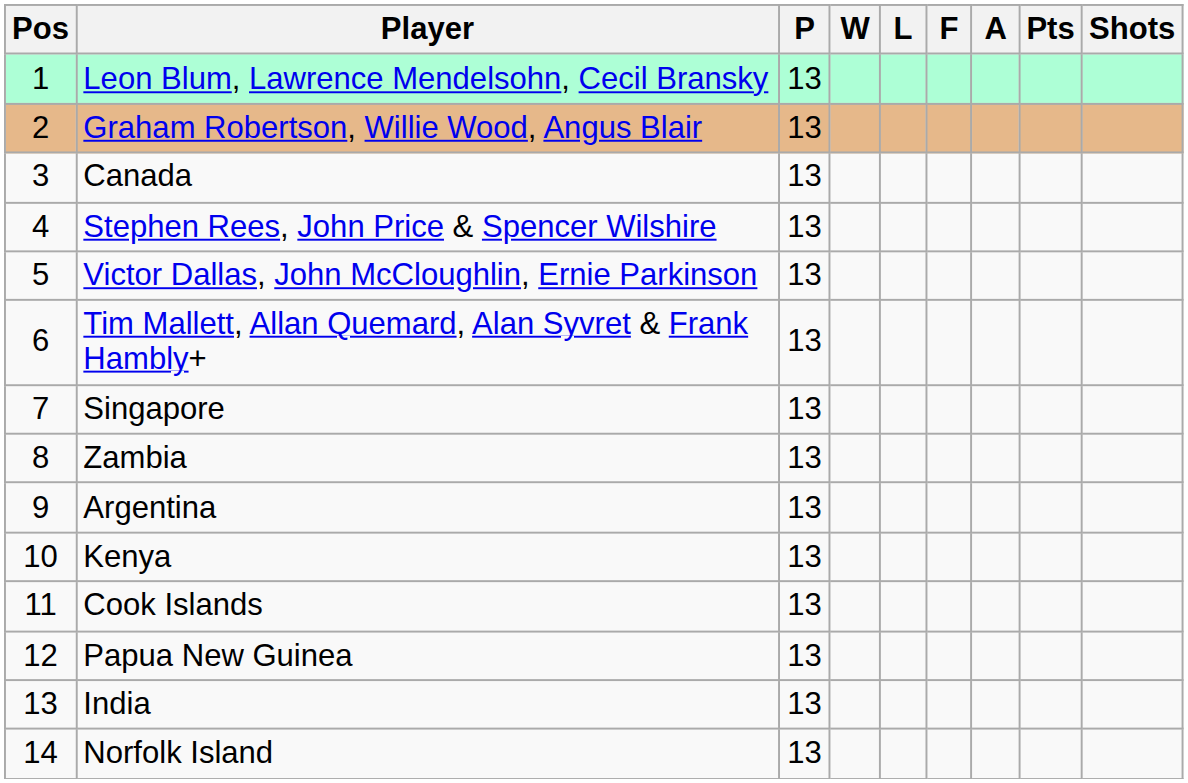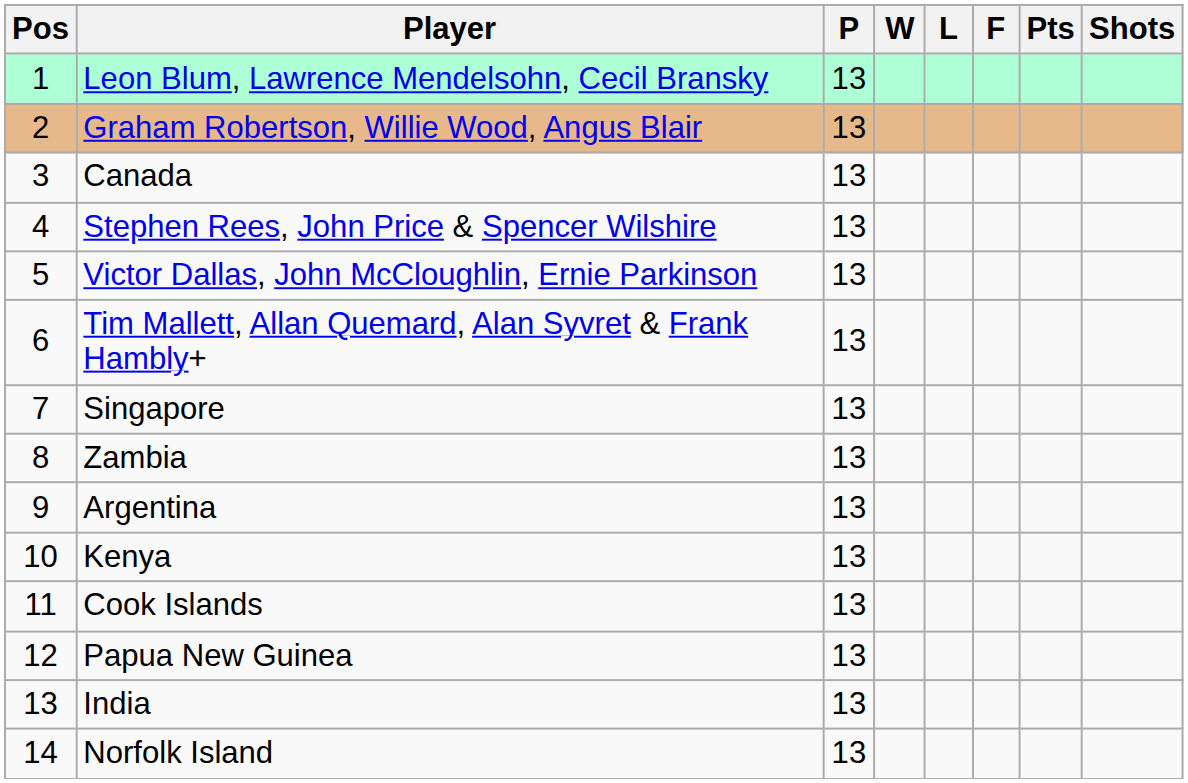- column: (996, 29)
